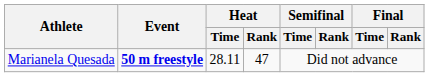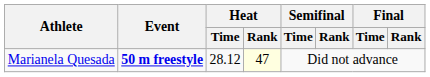(225, 60) 28.11 -> (225, 60) 28.12
(262, 60) no background -> (262, 60) lightyellow background
